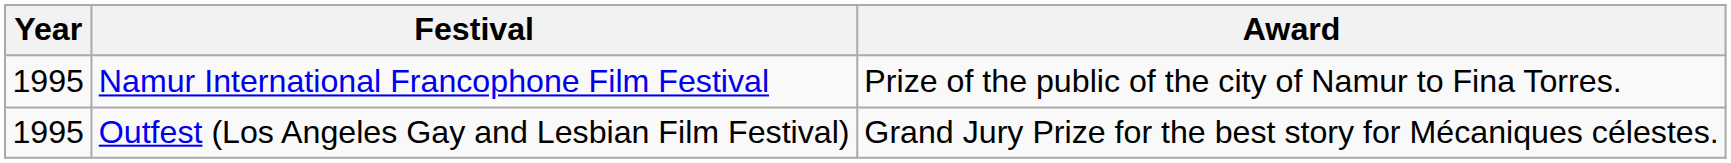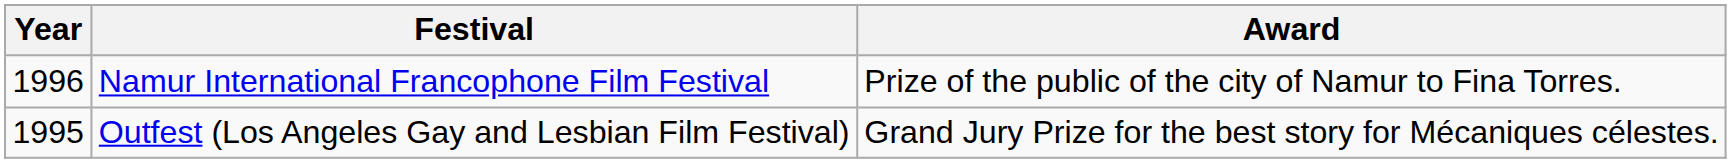(48, 81) 1995 -> (48, 81) 1996
